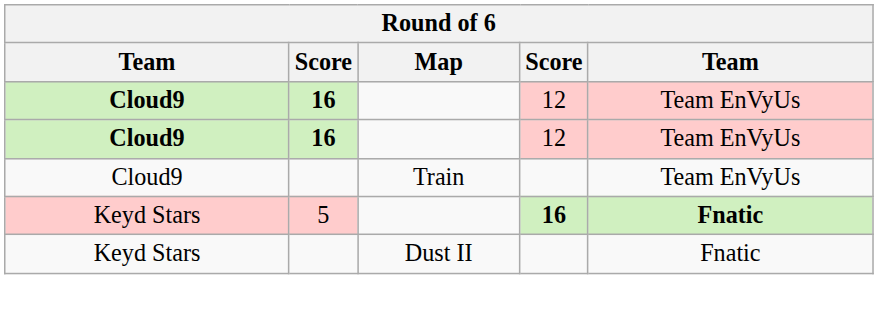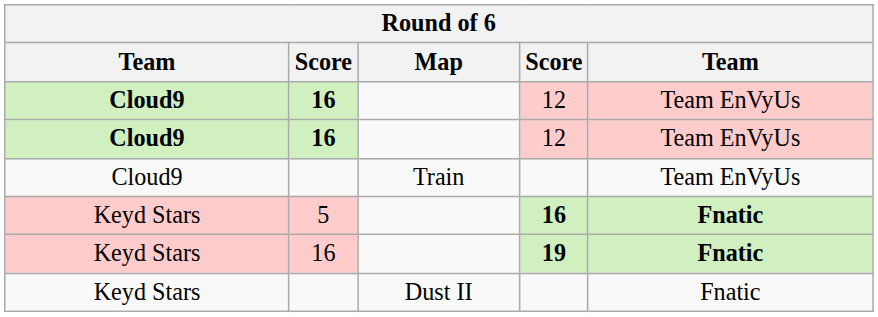+ row: (439, 254)
